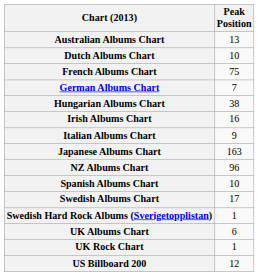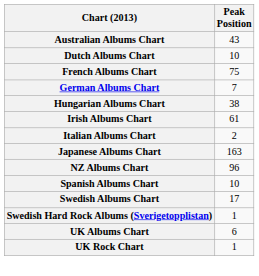(234, 39) 13 -> (234, 39) 43
(234, 119) 16 -> (234, 119) 61
(234, 135) 9 -> (234, 135) 2
- row: (109, 263)
